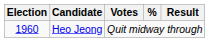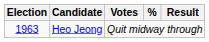(27, 29) 1960 -> (27, 29) 1963
